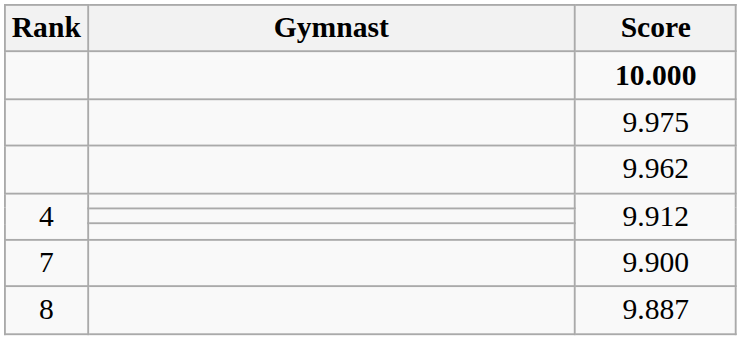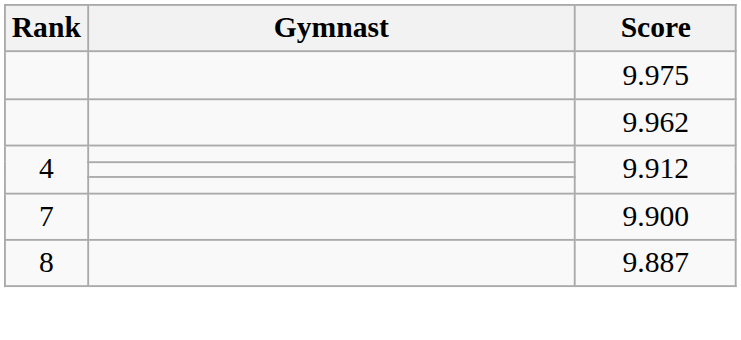- row: (46, 75)
